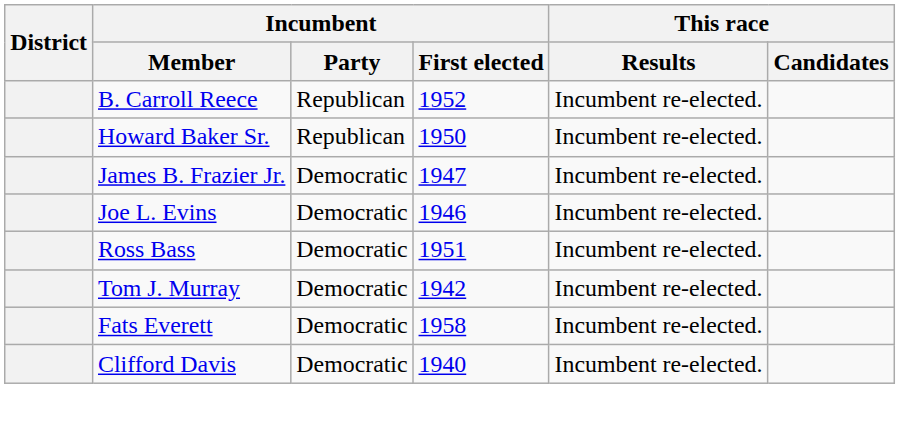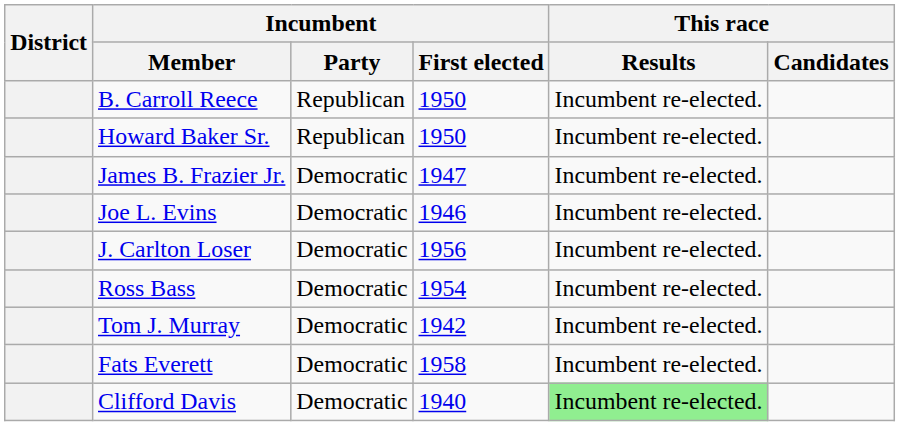(442, 99) 1952 -> (442, 99) 1950
+ row: (174, 250)
(442, 250) 1951 -> (442, 288) 1954
(659, 363) no background -> (659, 401) lightgreen background
